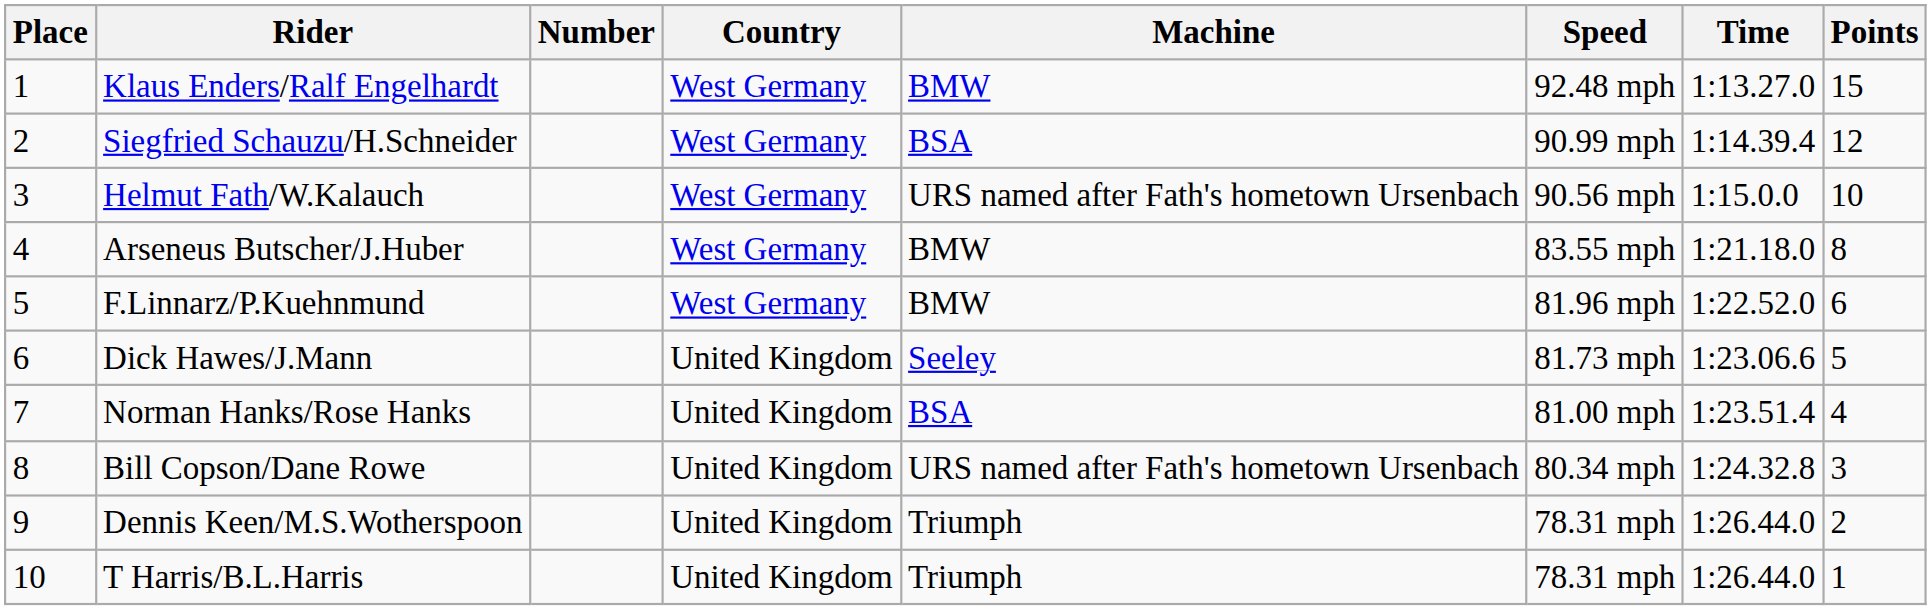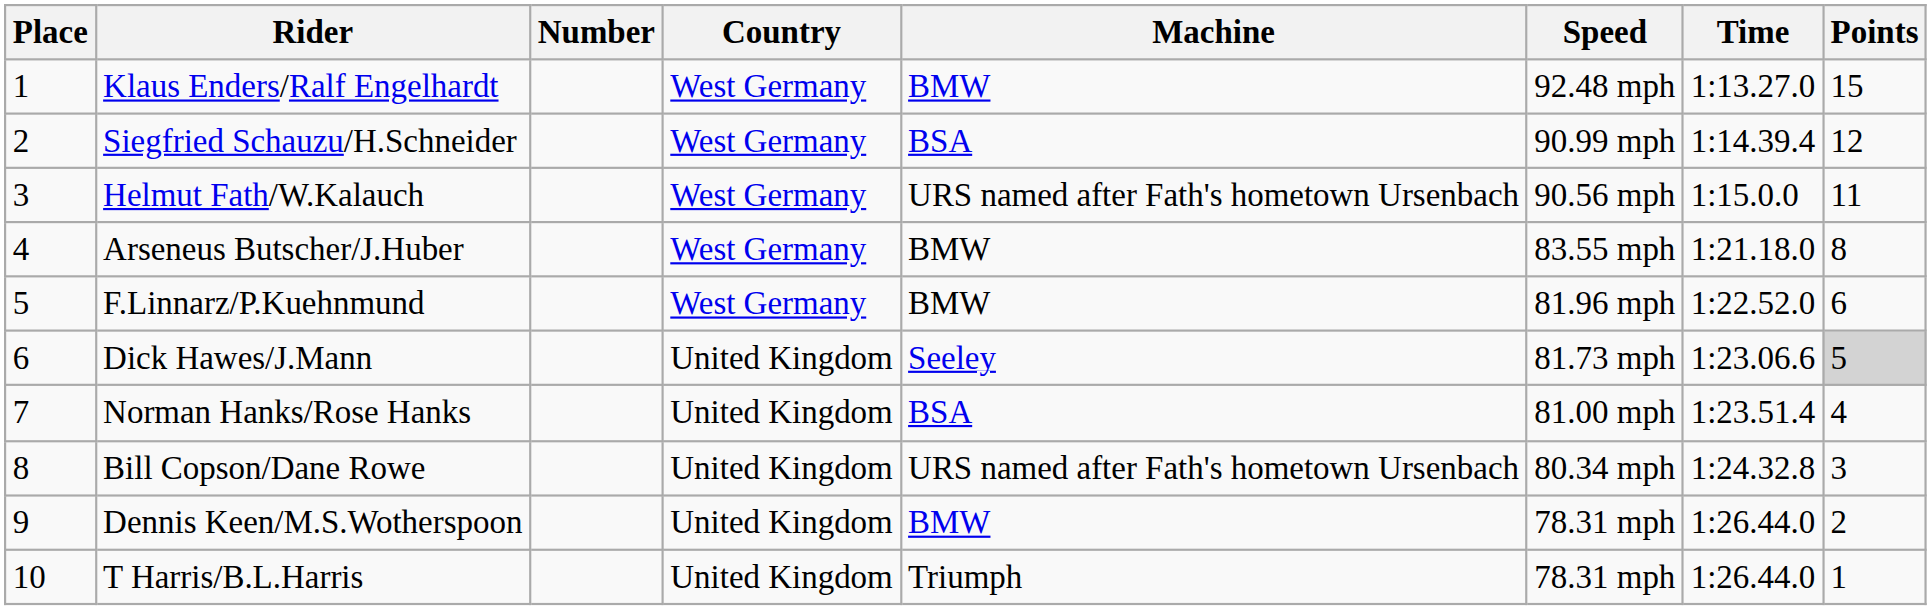(1847, 195) 10 -> (1846, 195) 11
(1839, 358) no background -> (1839, 358) lightgrey background
(965, 521) Triumph -> (949, 521) BMW
